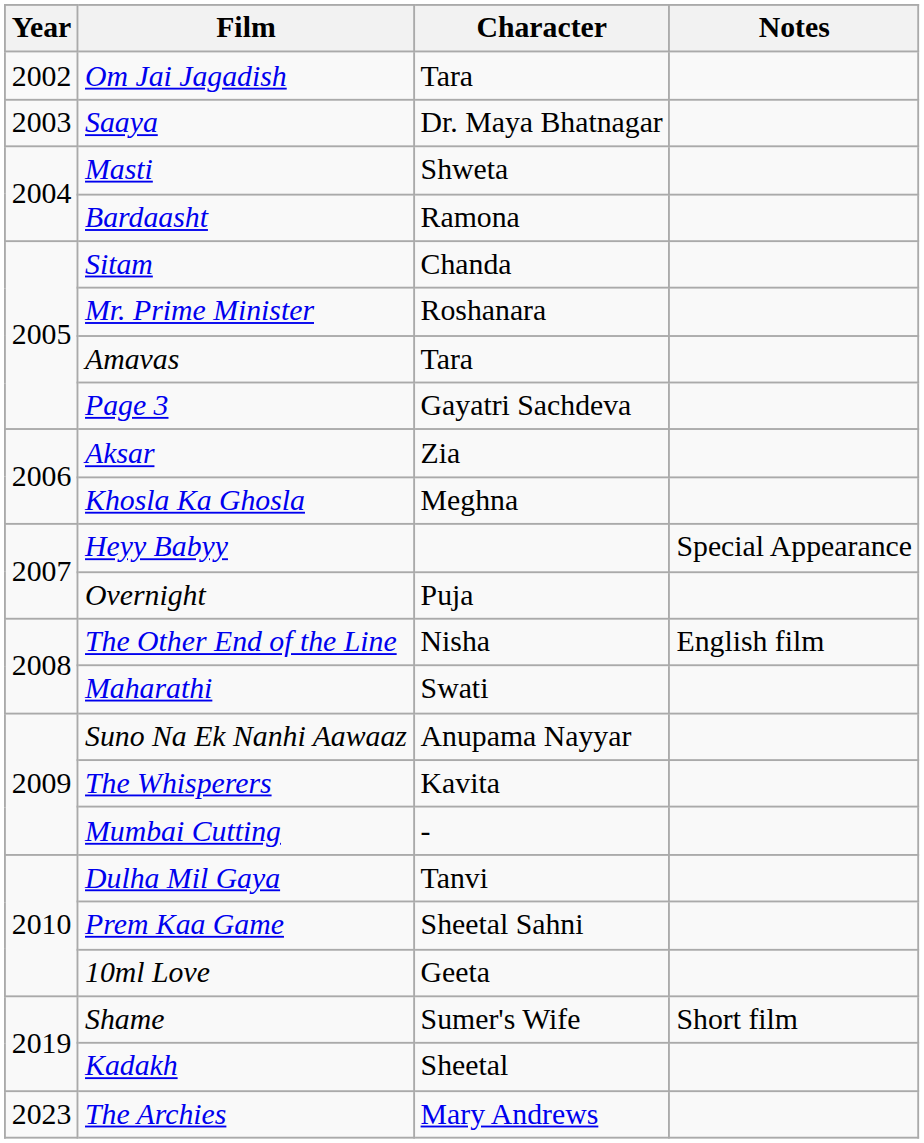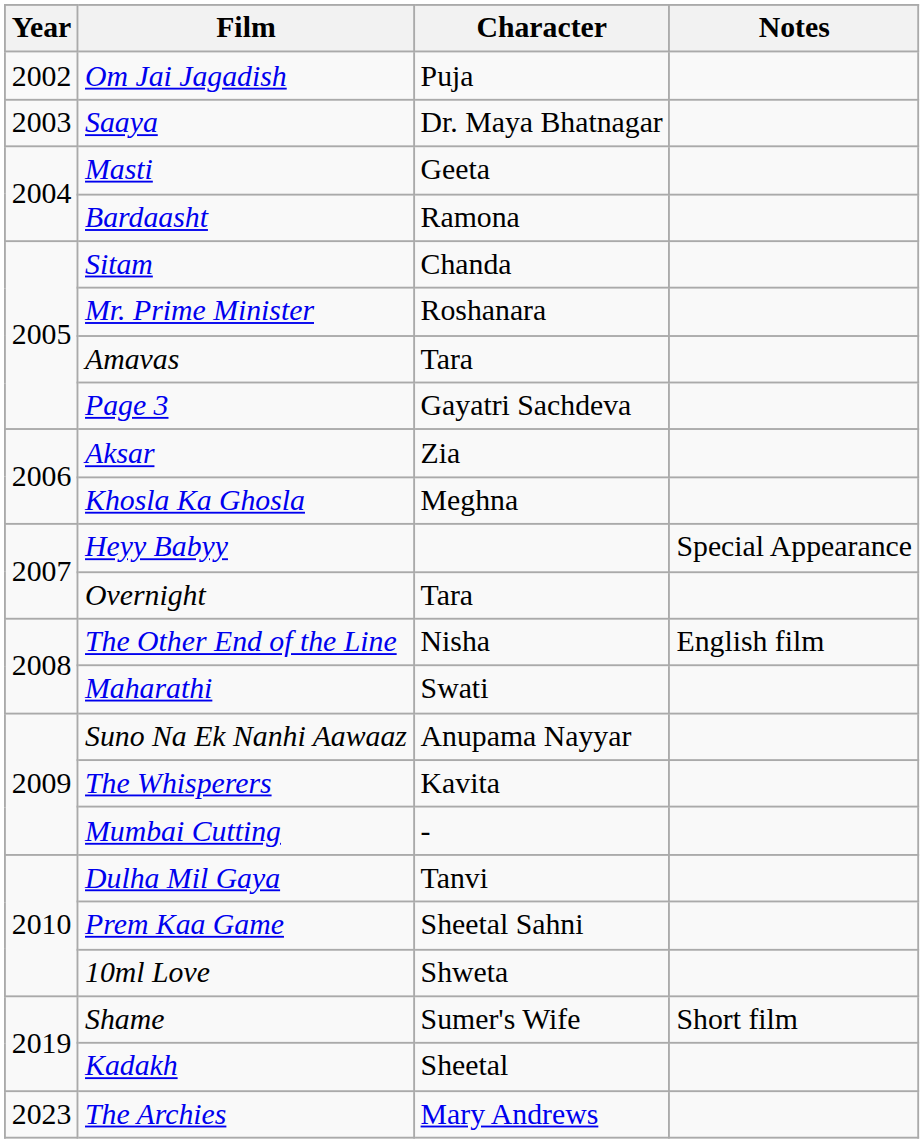(447, 75) Tara -> (447, 75) Puja
(464, 169) Shweta -> (455, 169) Geeta
(447, 594) Puja -> (447, 594) Tara
(455, 972) Geeta -> (464, 972) Shweta
